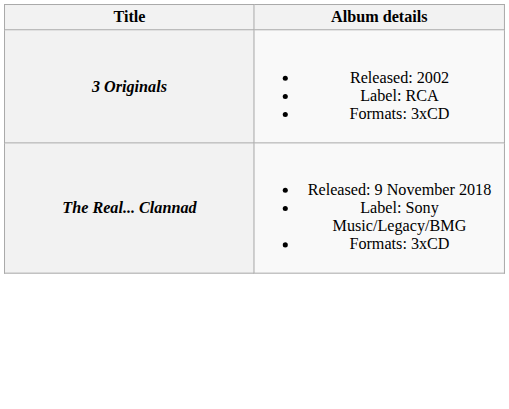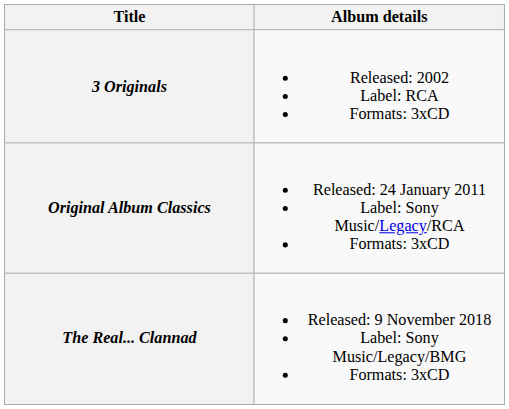+ row: (129, 207)
